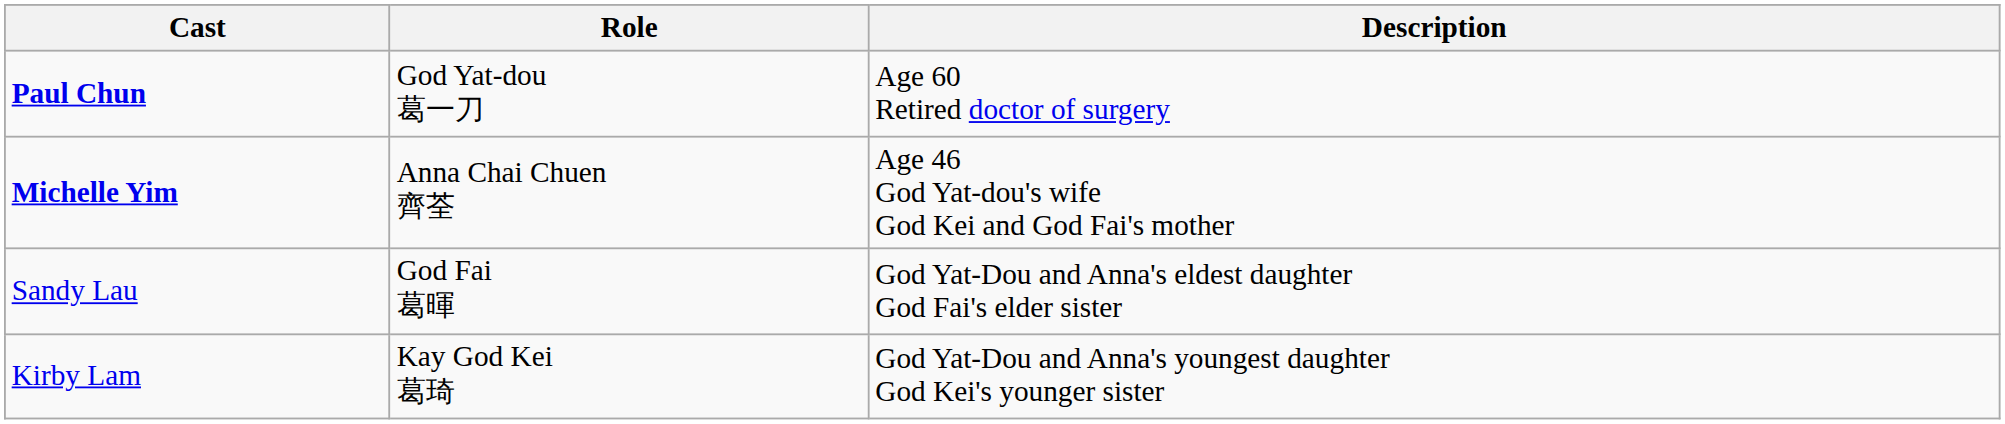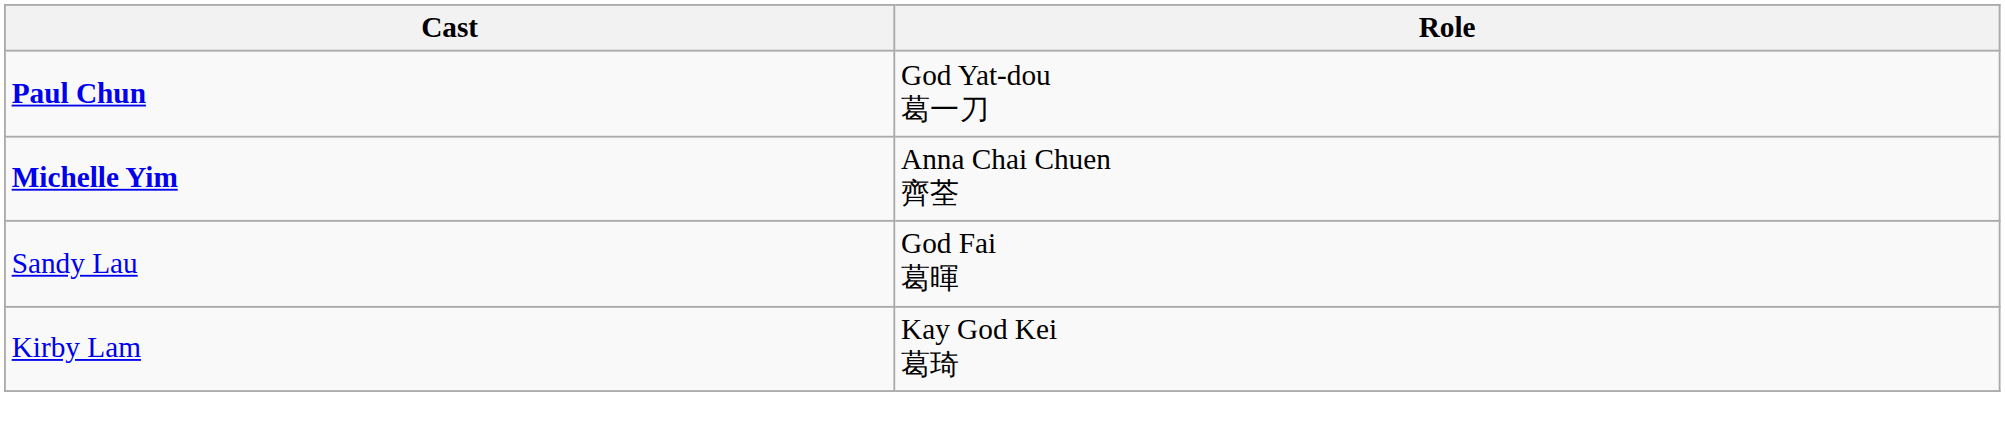- column: (1434, 27)
